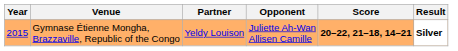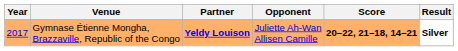(17, 33) 2015 -> (17, 33) 2017
(214, 33) normal -> (217, 33) bold
